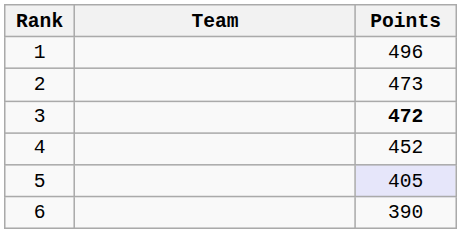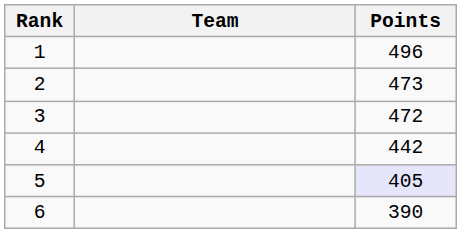(406, 117) bold -> (406, 117) normal
(406, 149) 452 -> (406, 149) 442
